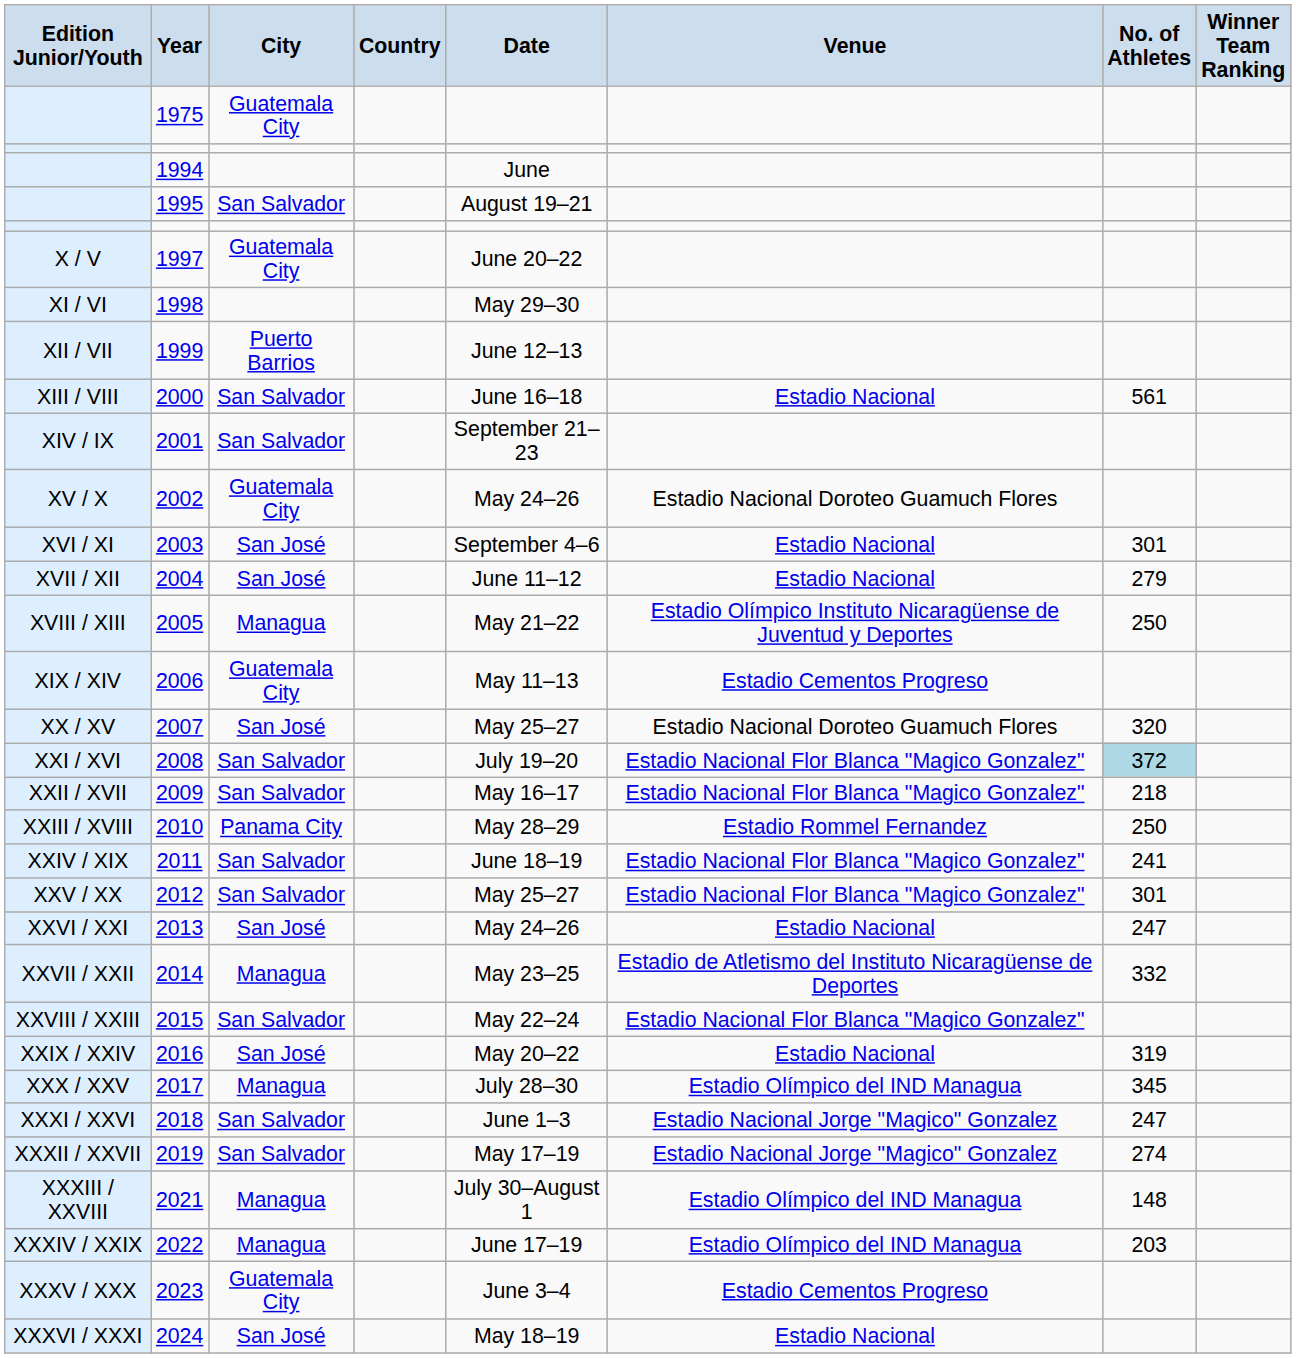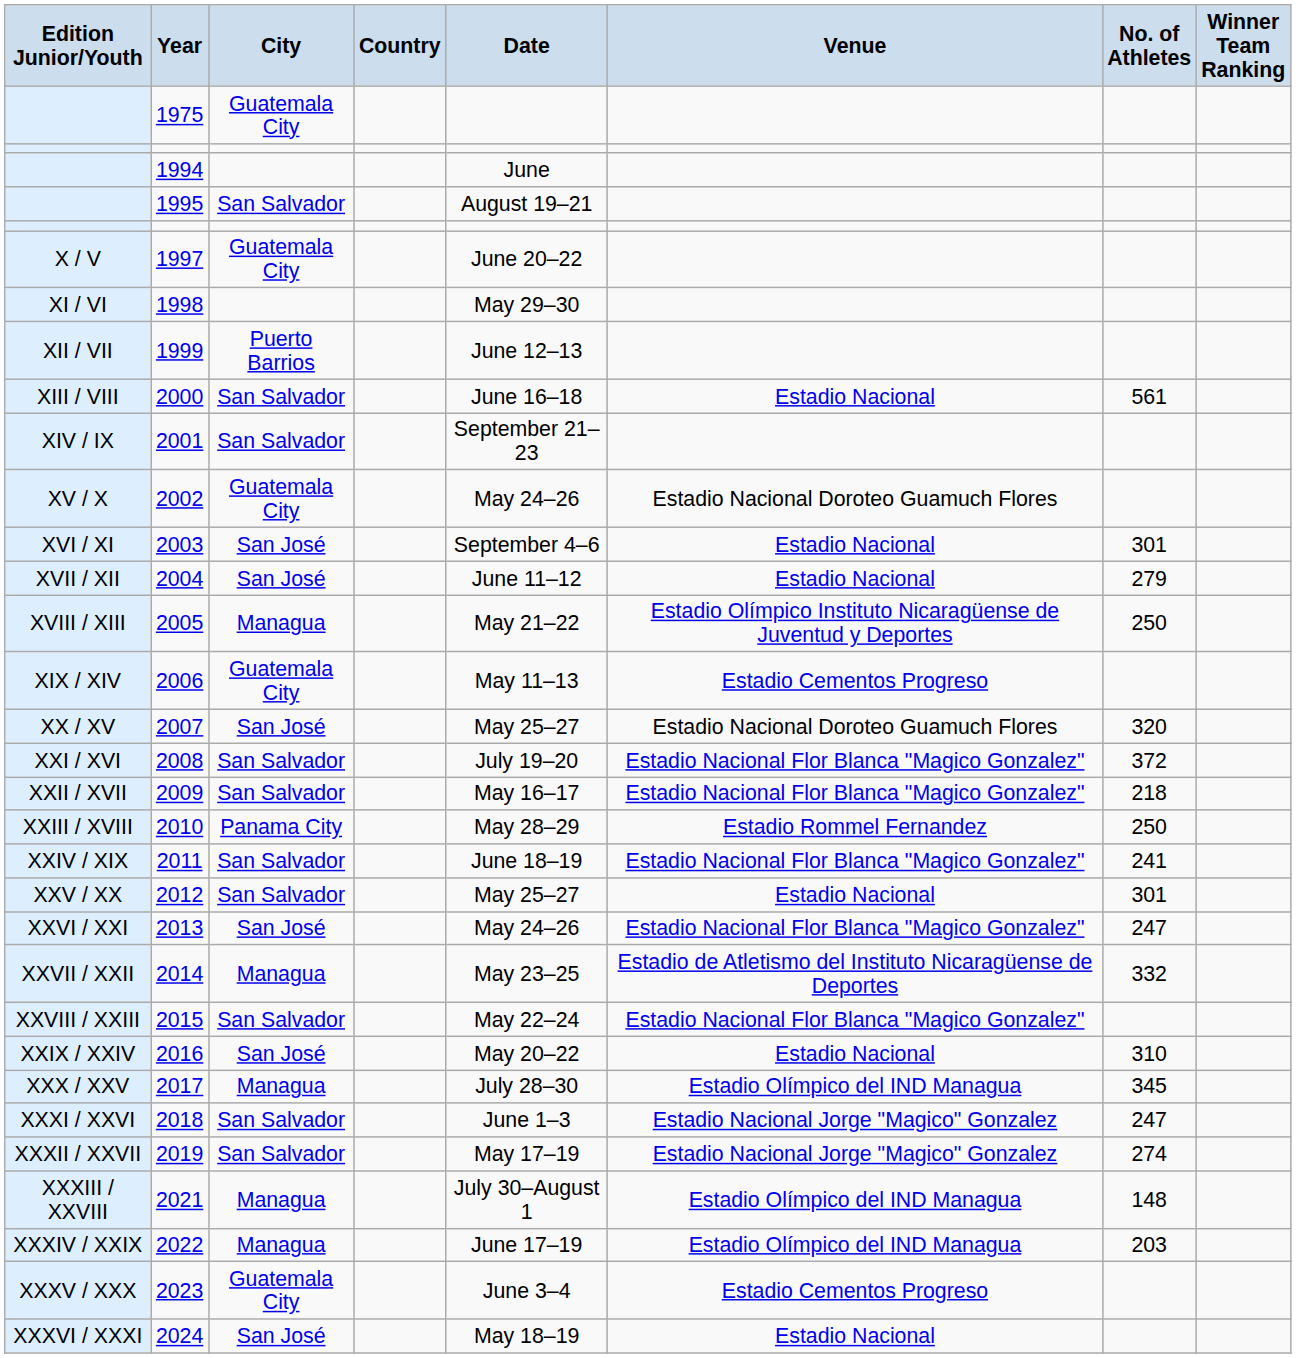(1149, 760) lightblue background -> (1149, 760) no background
(855, 895) Estadio Nacional Flor Blanca "Magico Gonzalez" -> (855, 895) Estadio Nacional
(855, 928) Estadio Nacional -> (855, 928) Estadio Nacional Flor Blanca "Magico Gonzalez"
(1149, 1053) 319 -> (1149, 1053) 310
